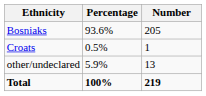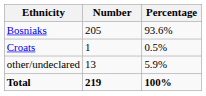columns swapped: (172, 13) <-> (112, 13)
